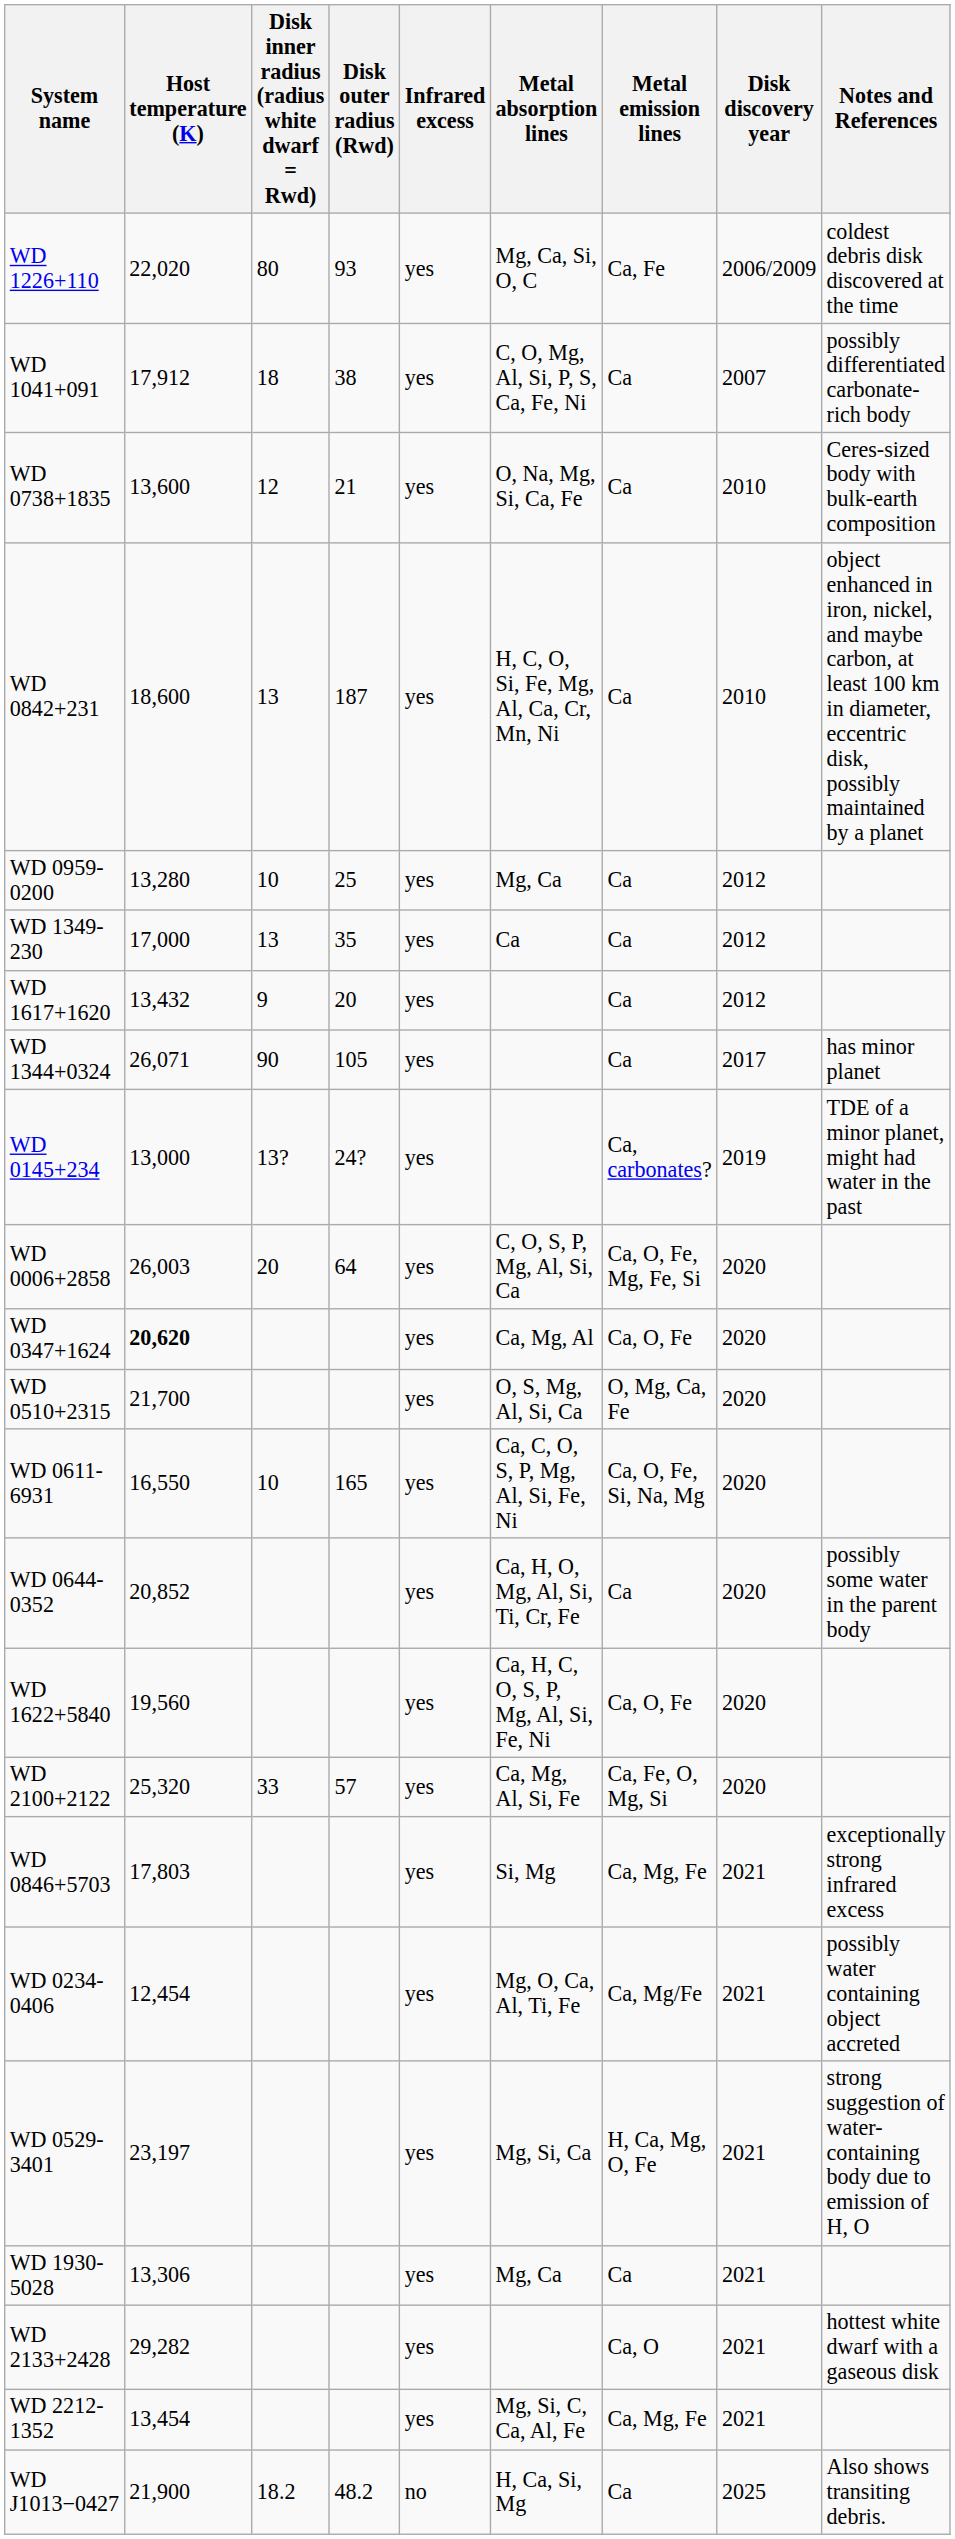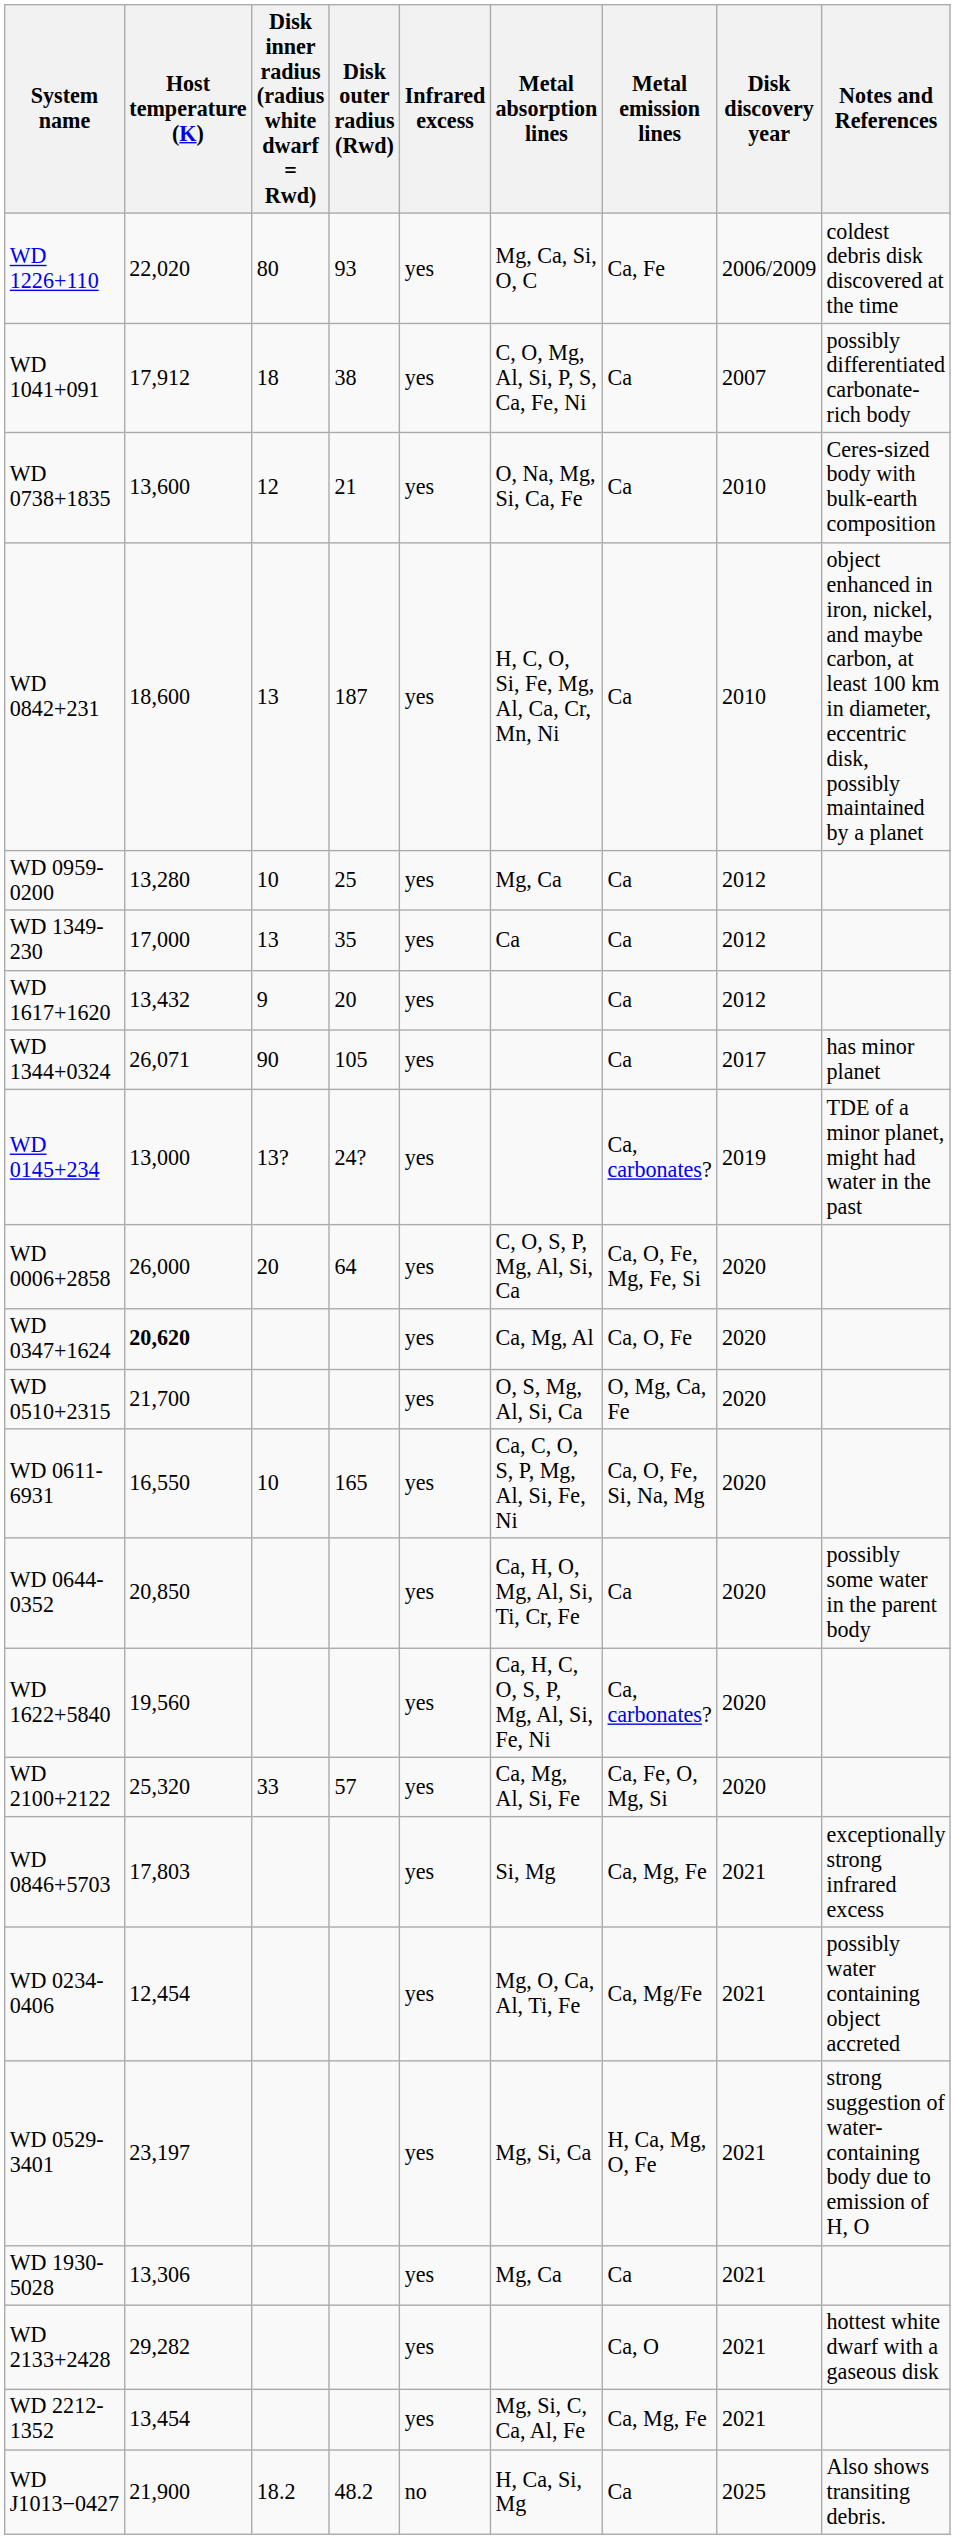(160, 1266) 26,003 -> (160, 1266) 26,000
(160, 1592) 20,852 -> (160, 1592) 20,850
(650, 1702) Ca, O, Fe -> (660, 1702) Ca, carbonates?
